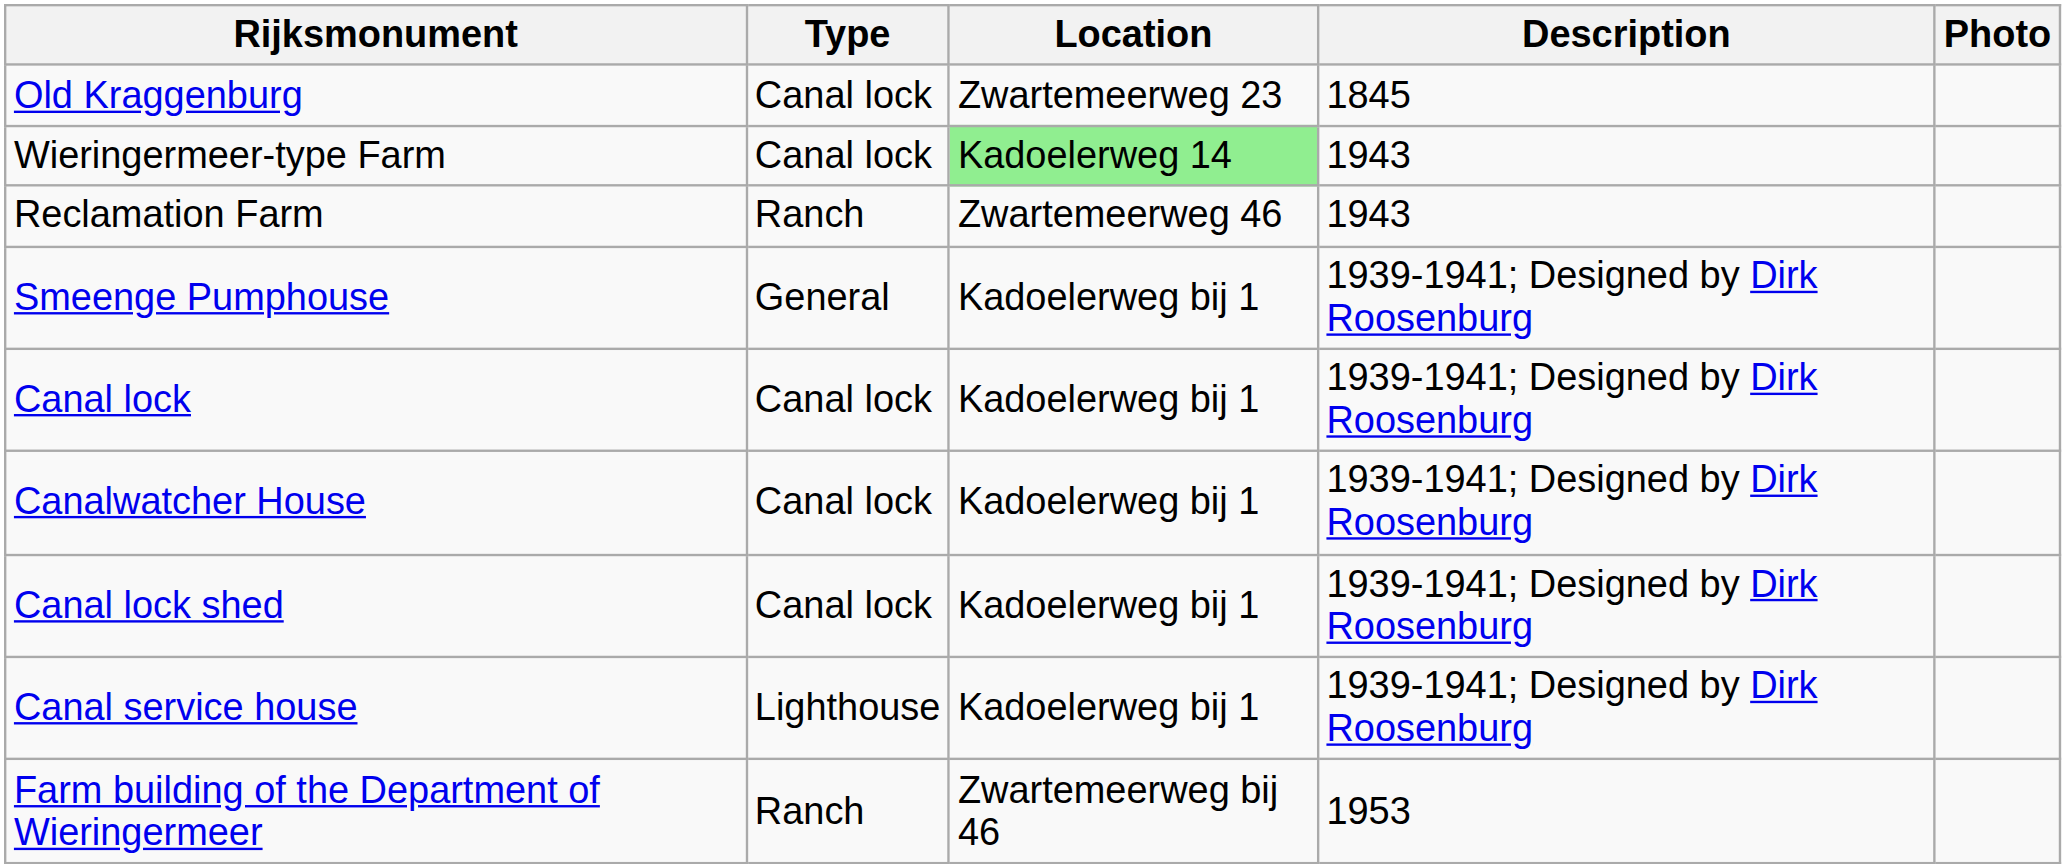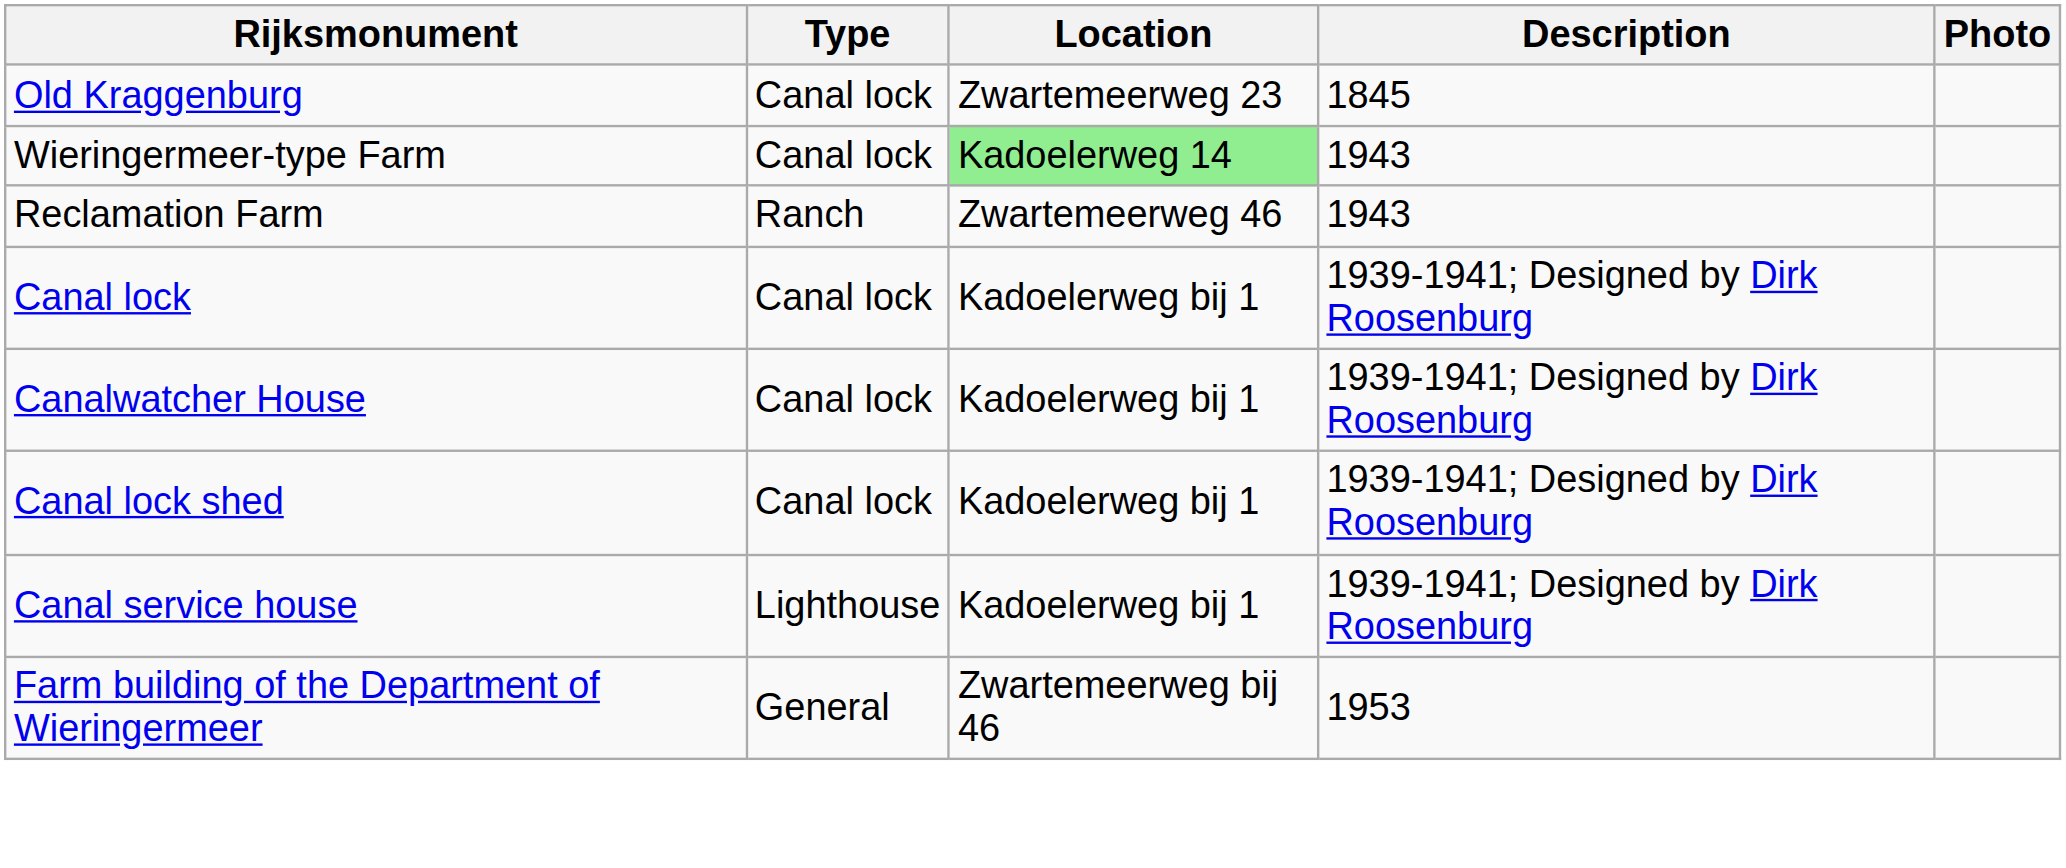- row: (202, 296)
(810, 810) Ranch -> (822, 707) General
